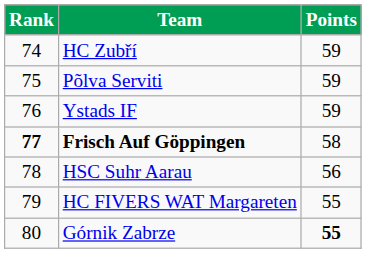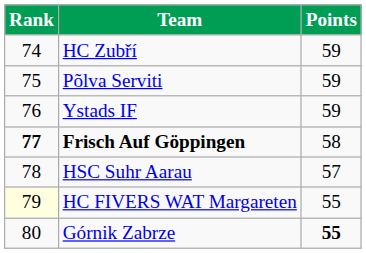(331, 171) 56 -> (331, 171) 57
(31, 202) no background -> (31, 202) lightyellow background
